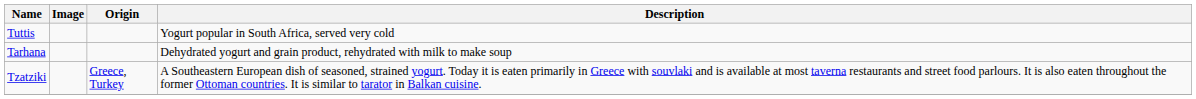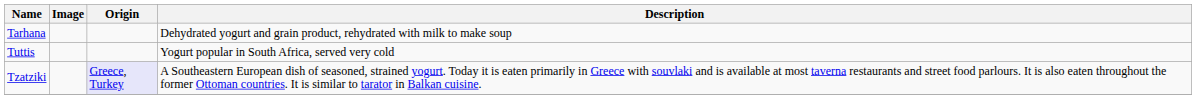rows swapped: (26, 52) <-> (21, 33)
(108, 77) no background -> (108, 77) lavender background
